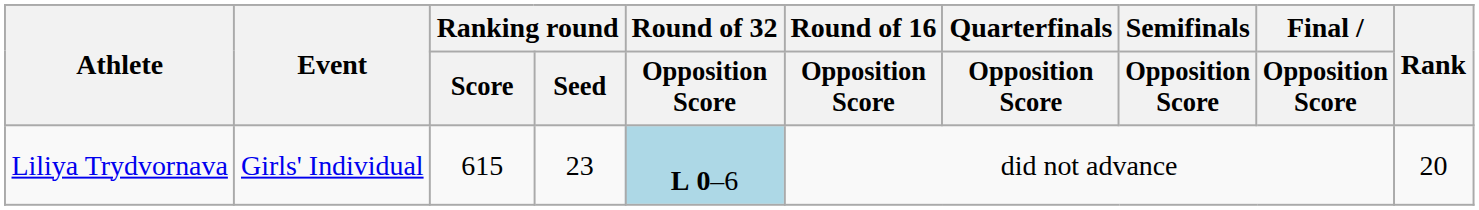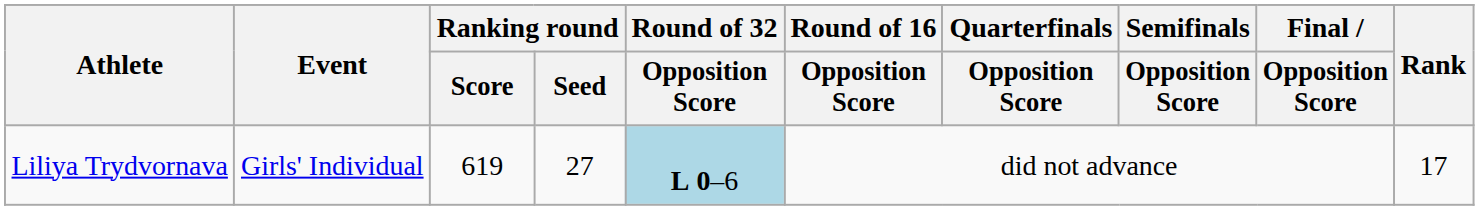(482, 165) 615 -> (482, 165) 619
(580, 165) 23 -> (580, 165) 27
(1433, 165) 20 -> (1433, 165) 17
